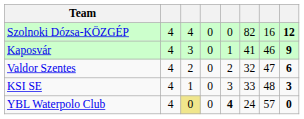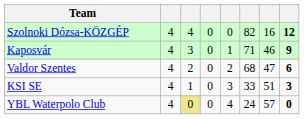(250, 50) 41 -> (250, 50) 71
(250, 68) 32 -> (250, 68) 68
(269, 86) 48 -> (269, 86) 51
(230, 104) bold -> (230, 104) normal
